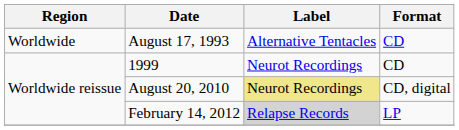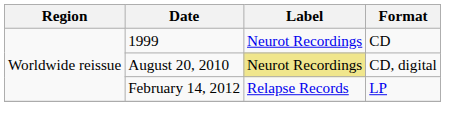- row: (179, 40)
(298, 112) lightgrey background -> (298, 88) no background
